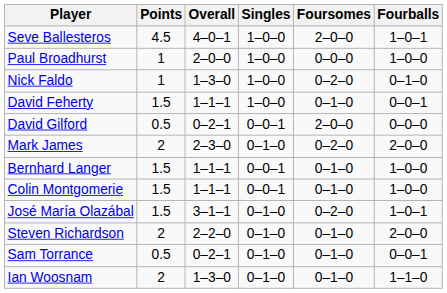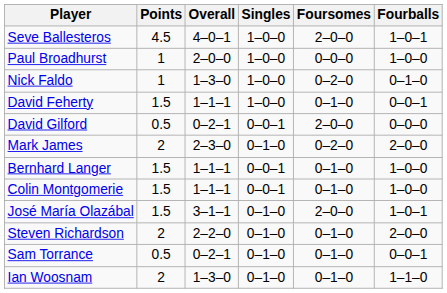(334, 211) 0–2–0 -> (334, 211) 2–0–0
